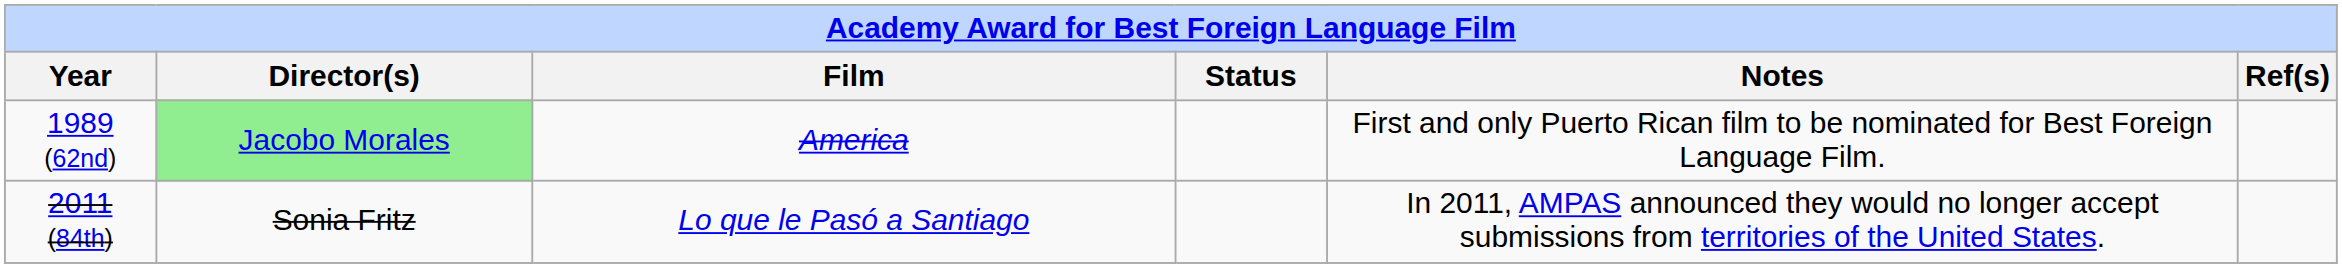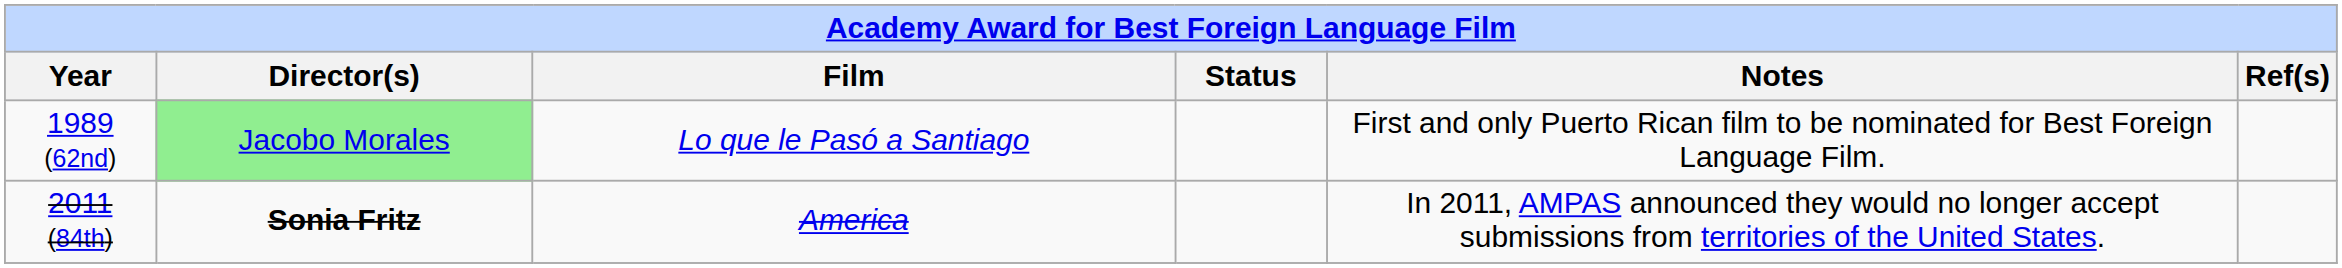(854, 139) America -> (854, 139) Lo que le Pasó a Santiago
(344, 221) normal -> (344, 221) bold
(854, 221) Lo que le Pasó a Santiago -> (854, 221) America
